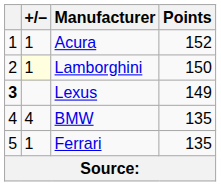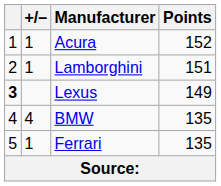(29, 68) lightyellow background -> (29, 68) no background
(198, 68) 150 -> (198, 68) 151
